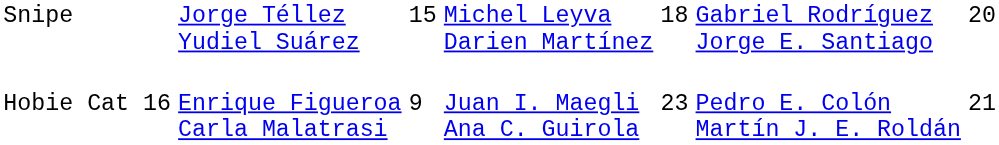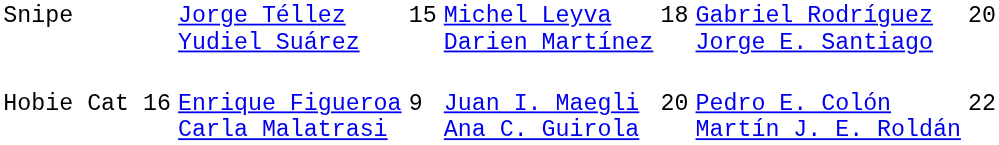(674, 103) 23 -> (674, 103) 20
(982, 103) 21 -> (982, 103) 22
